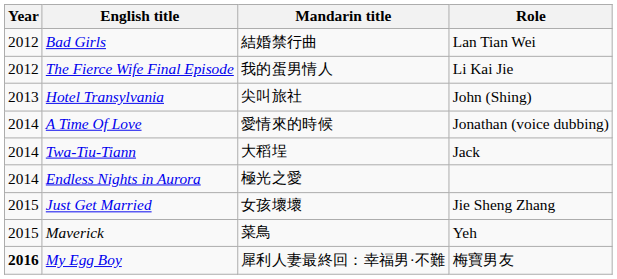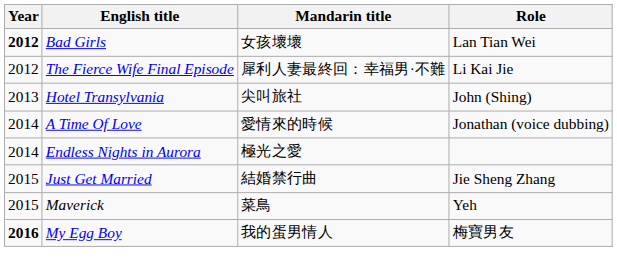(23, 42) normal -> (23, 42) bold
(279, 42) 結婚禁行曲 -> (272, 42) 女孩壞壞
(287, 69) 我的蛋男情人 -> (343, 69) 犀利人妻最終回：幸福男·不難
- row: (91, 151)
(272, 205) 女孩壞壞 -> (279, 178) 結婚禁行曲
(343, 259) 犀利人妻最終回：幸福男·不難 -> (287, 232) 我的蛋男情人
